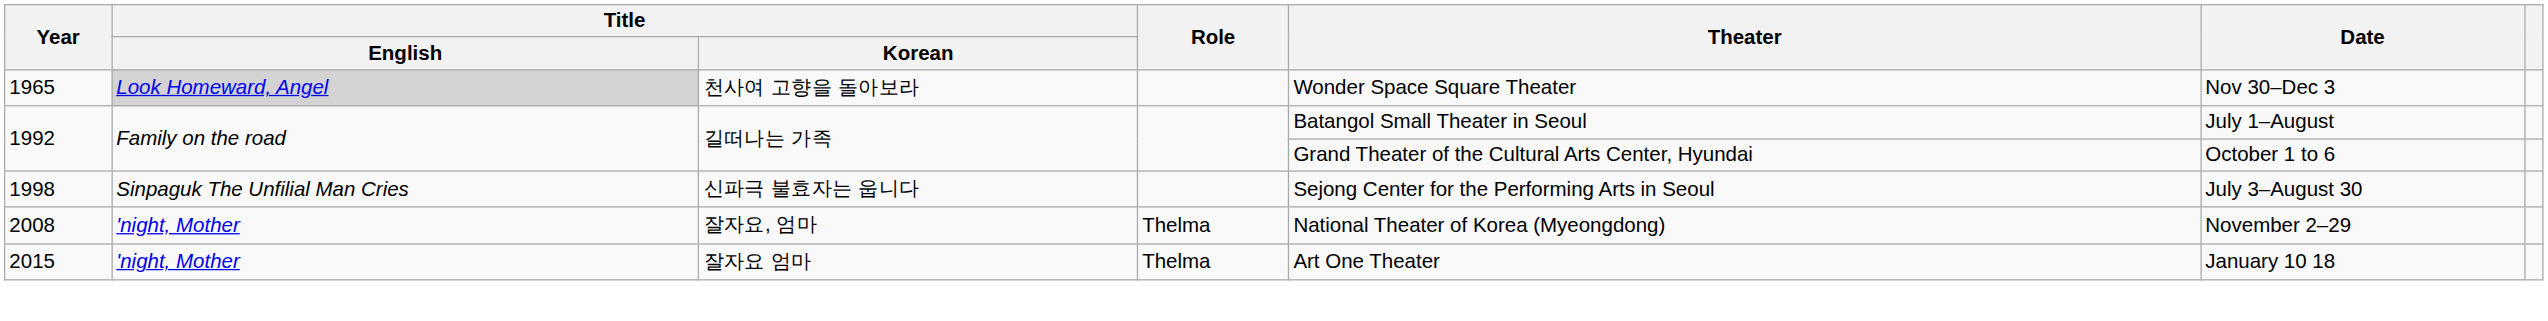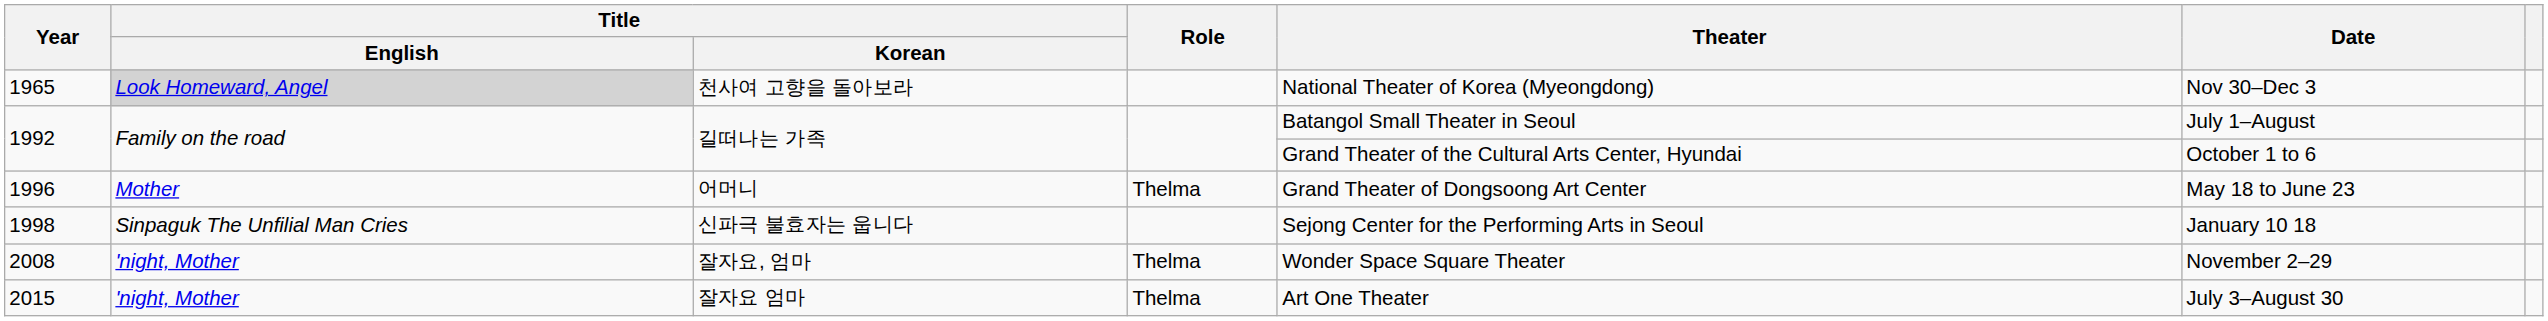(1435, 87) Wonder Space Square Theater -> (1468, 87) National Theater of Korea (Myeongdong)
+ row: (32, 188)
(2284, 188) July 3–August 30 -> (2251, 225) January 10 18
(1479, 225) National Theater of Korea (Myeongdong) -> (1424, 261) Wonder Space Square Theater
(2270, 261) January 10 18 -> (2265, 297) July 3–August 30
